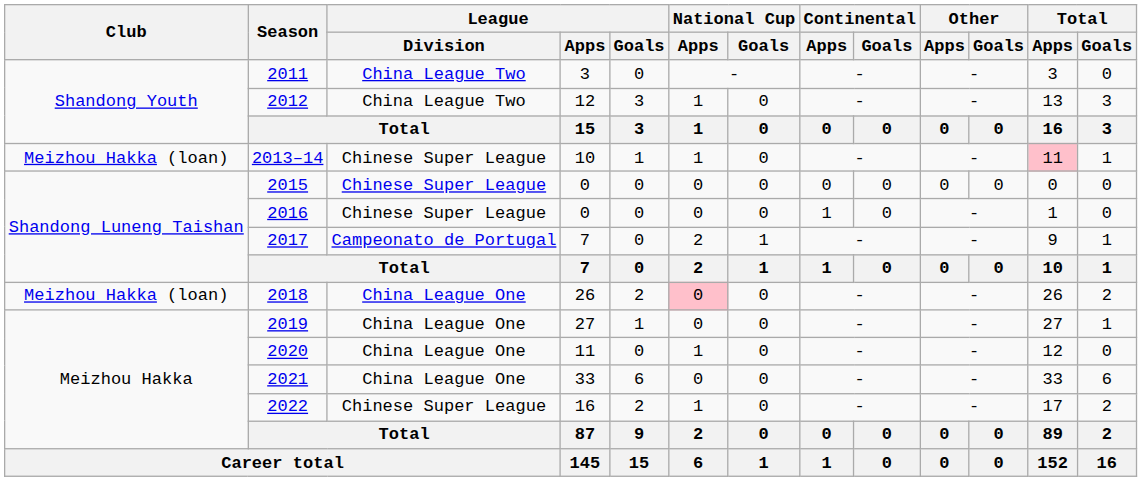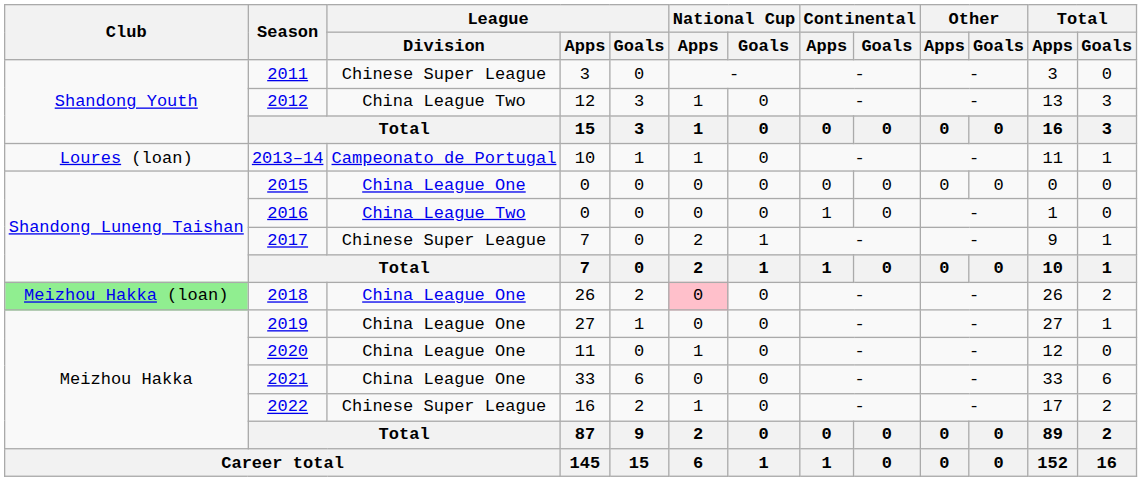(444, 74) China League Two -> (444, 74) Chinese Super League
(126, 157) Meizhou Hakka (loan) -> (126, 157) Loures (loan)
(444, 157) Chinese Super League -> (444, 157) Campeonato de Portugal
(1053, 157) pink background -> (1053, 157) no background
(444, 185) Chinese Super League -> (444, 185) China League One
(444, 213) Chinese Super League -> (444, 213) China League Two
(444, 241) Campeonato de Portugal -> (444, 241) Chinese Super League
(126, 296) no background -> (126, 296) lightgreen background
